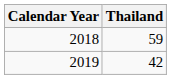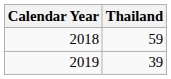(156, 62) 42 -> (156, 62) 39
